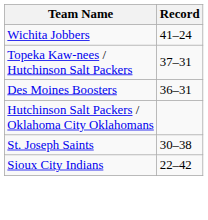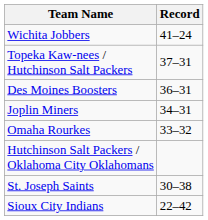+ row: (43, 110)
+ row: (49, 130)
